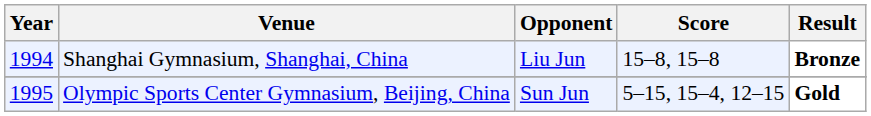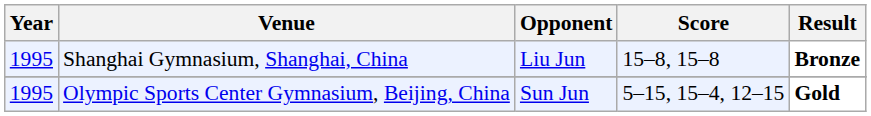(31, 58) 1994 -> (31, 58) 1995
